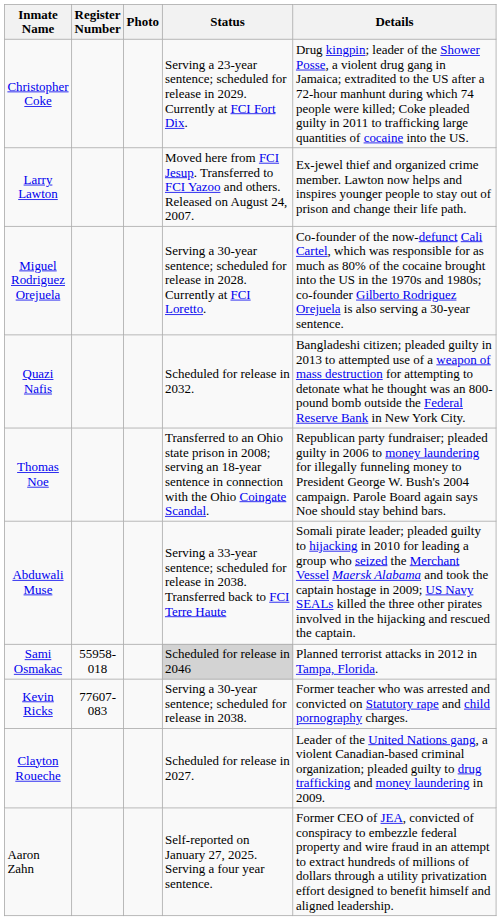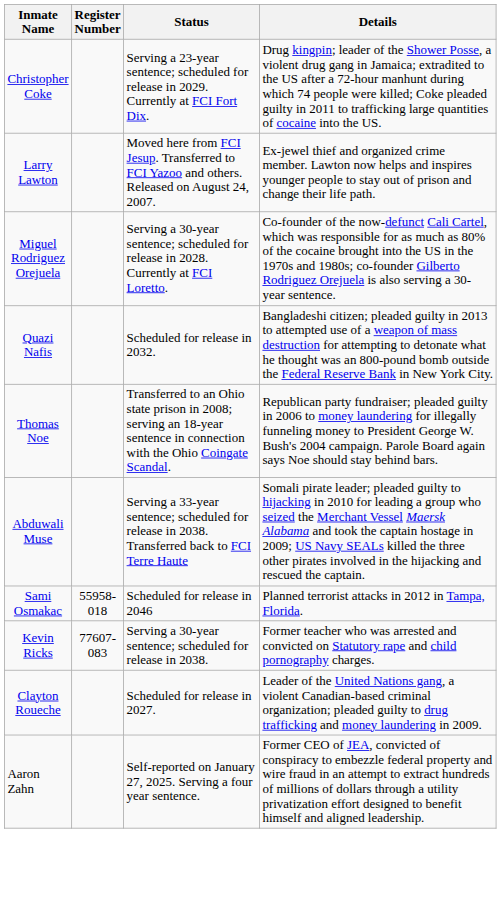- column: (143, 22)
(227, 661) lightgrey background -> (189, 603) no background
